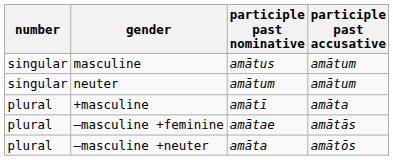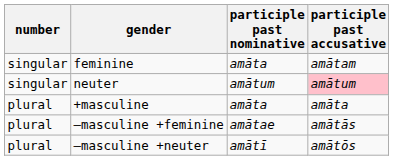- row: (107, 64)
+ row: (104, 64)
(333, 84) no background -> (333, 84) pink background
(249, 104) amātī -> (249, 104) amāta
(249, 145) amāta -> (249, 145) amātī
